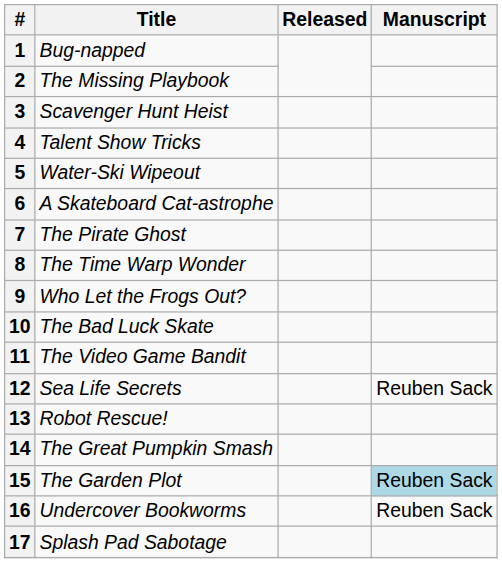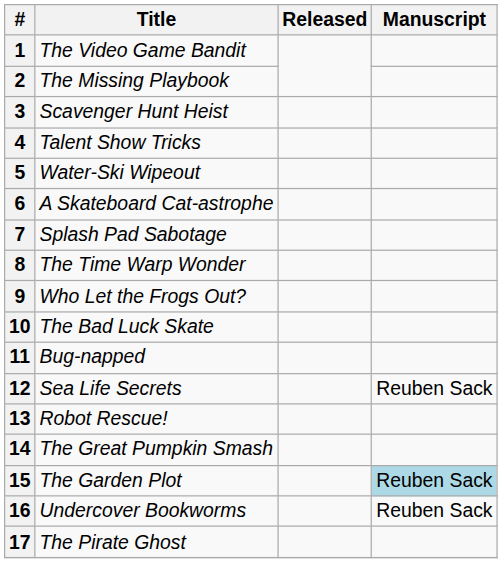(92, 50) Bug-napped -> (143, 50) The Video Game Bandit
(113, 234) The Pirate Ghost -> (133, 234) Splash Pad Sabotage
(143, 357) The Video Game Bandit -> (92, 357) Bug-napped
(133, 541) Splash Pad Sabotage -> (113, 541) The Pirate Ghost
